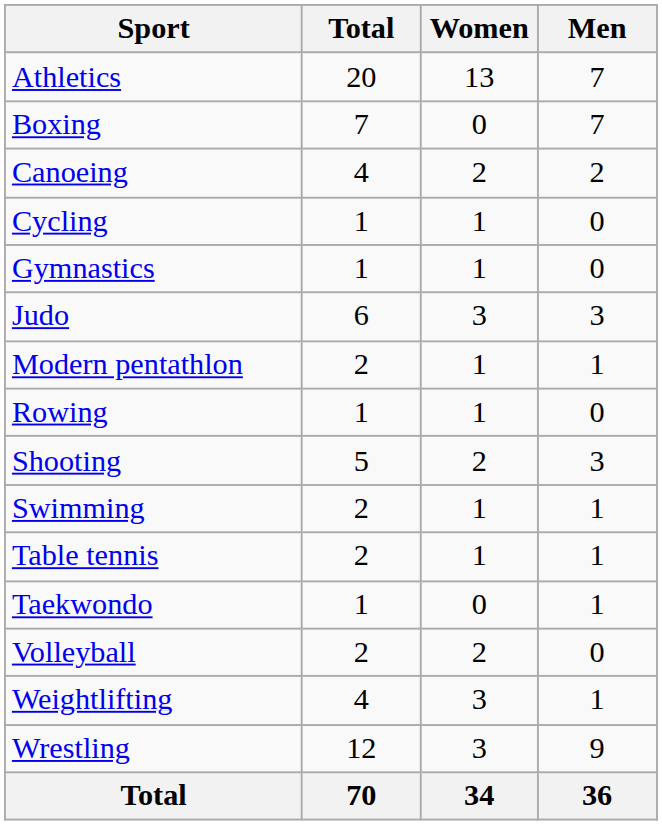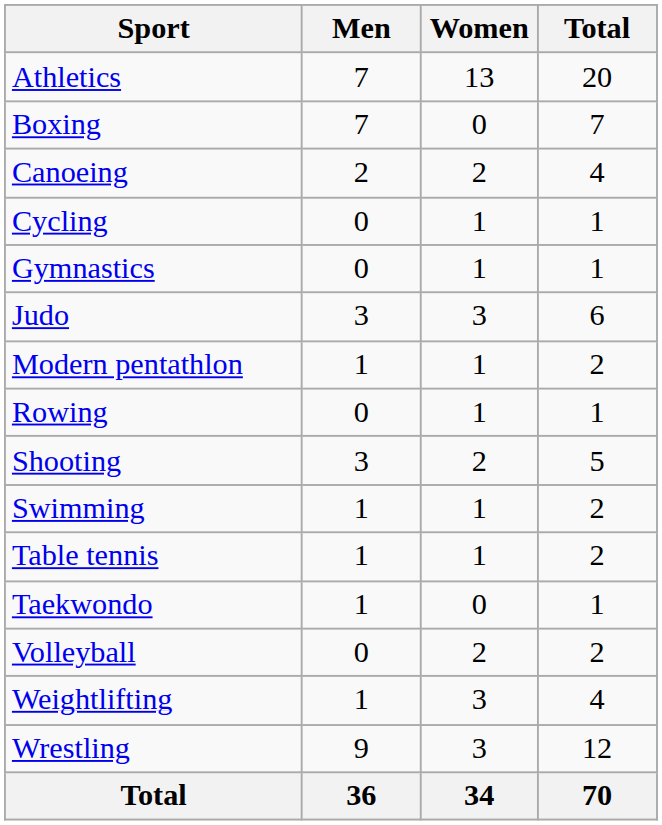columns swapped: (597, 28) <-> (361, 28)
